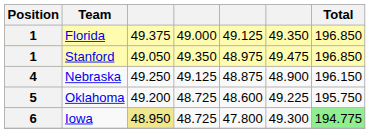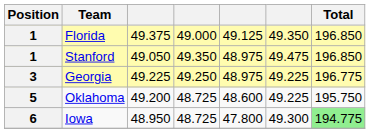+ row: (88, 77)
- row: (93, 77)
(151, 118) khaki background -> (151, 118) no background
